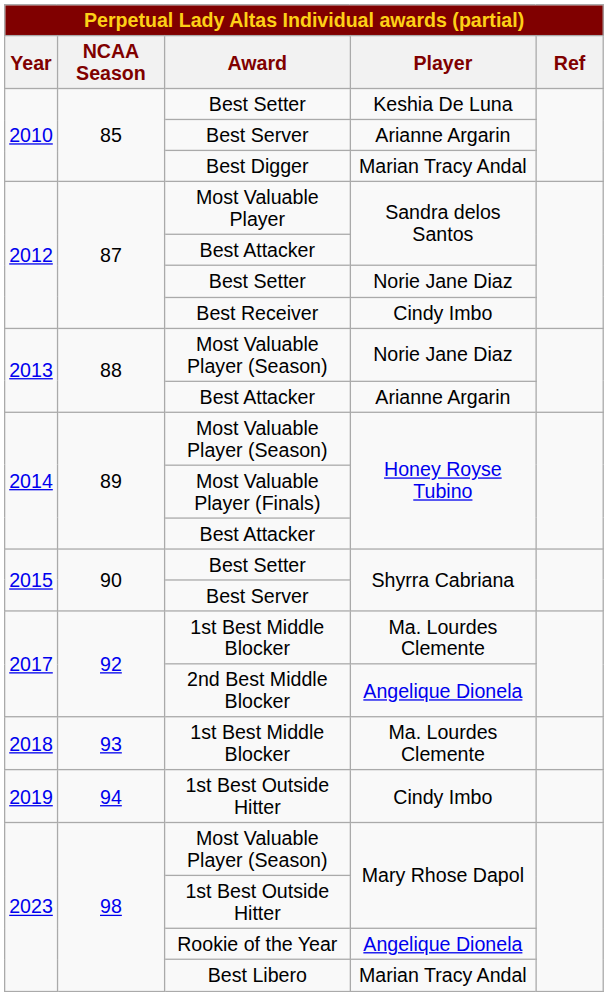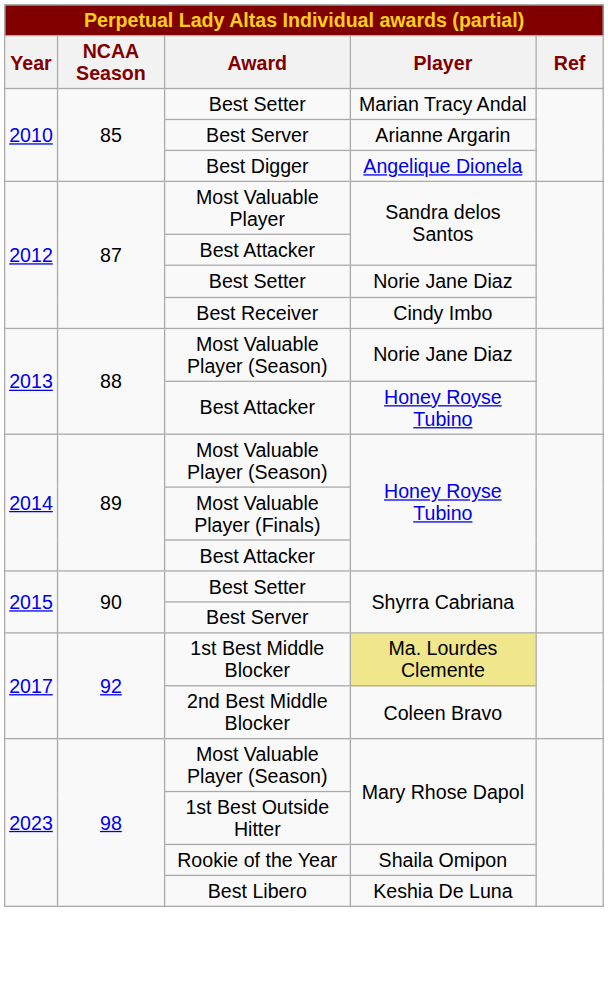(443, 104) Keshia De Luna -> (443, 104) Marian Tracy Andal
(443, 166) Marian Tracy Andal -> (443, 166) Angelique Dionela
(443, 397) Arianne Argarin -> (443, 408) Honey Royse Tubino
(443, 638) no background -> (443, 660) khaki background
(443, 691) Angelique Dionela -> (443, 713) Coleen Bravo
- row: (31, 744)
- row: (31, 797)
(443, 944) Angelique Dionela -> (443, 860) Shaila Omipon
(443, 976) Marian Tracy Andal -> (443, 892) Keshia De Luna
